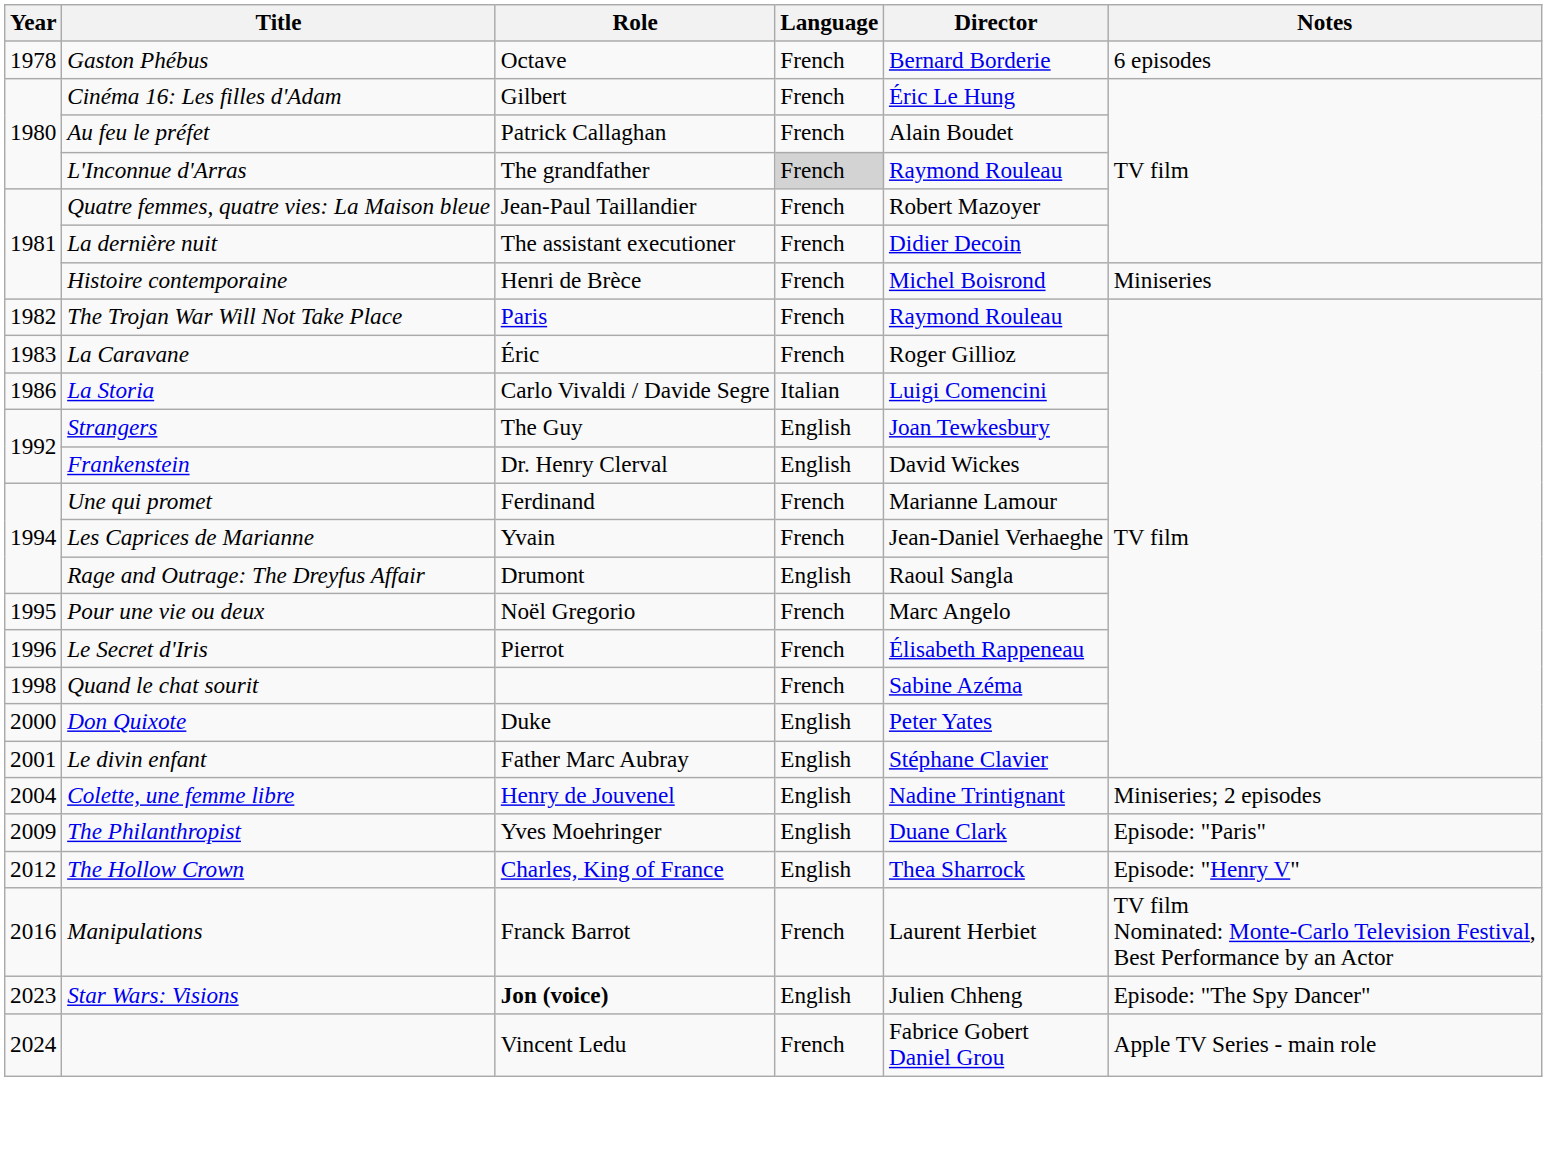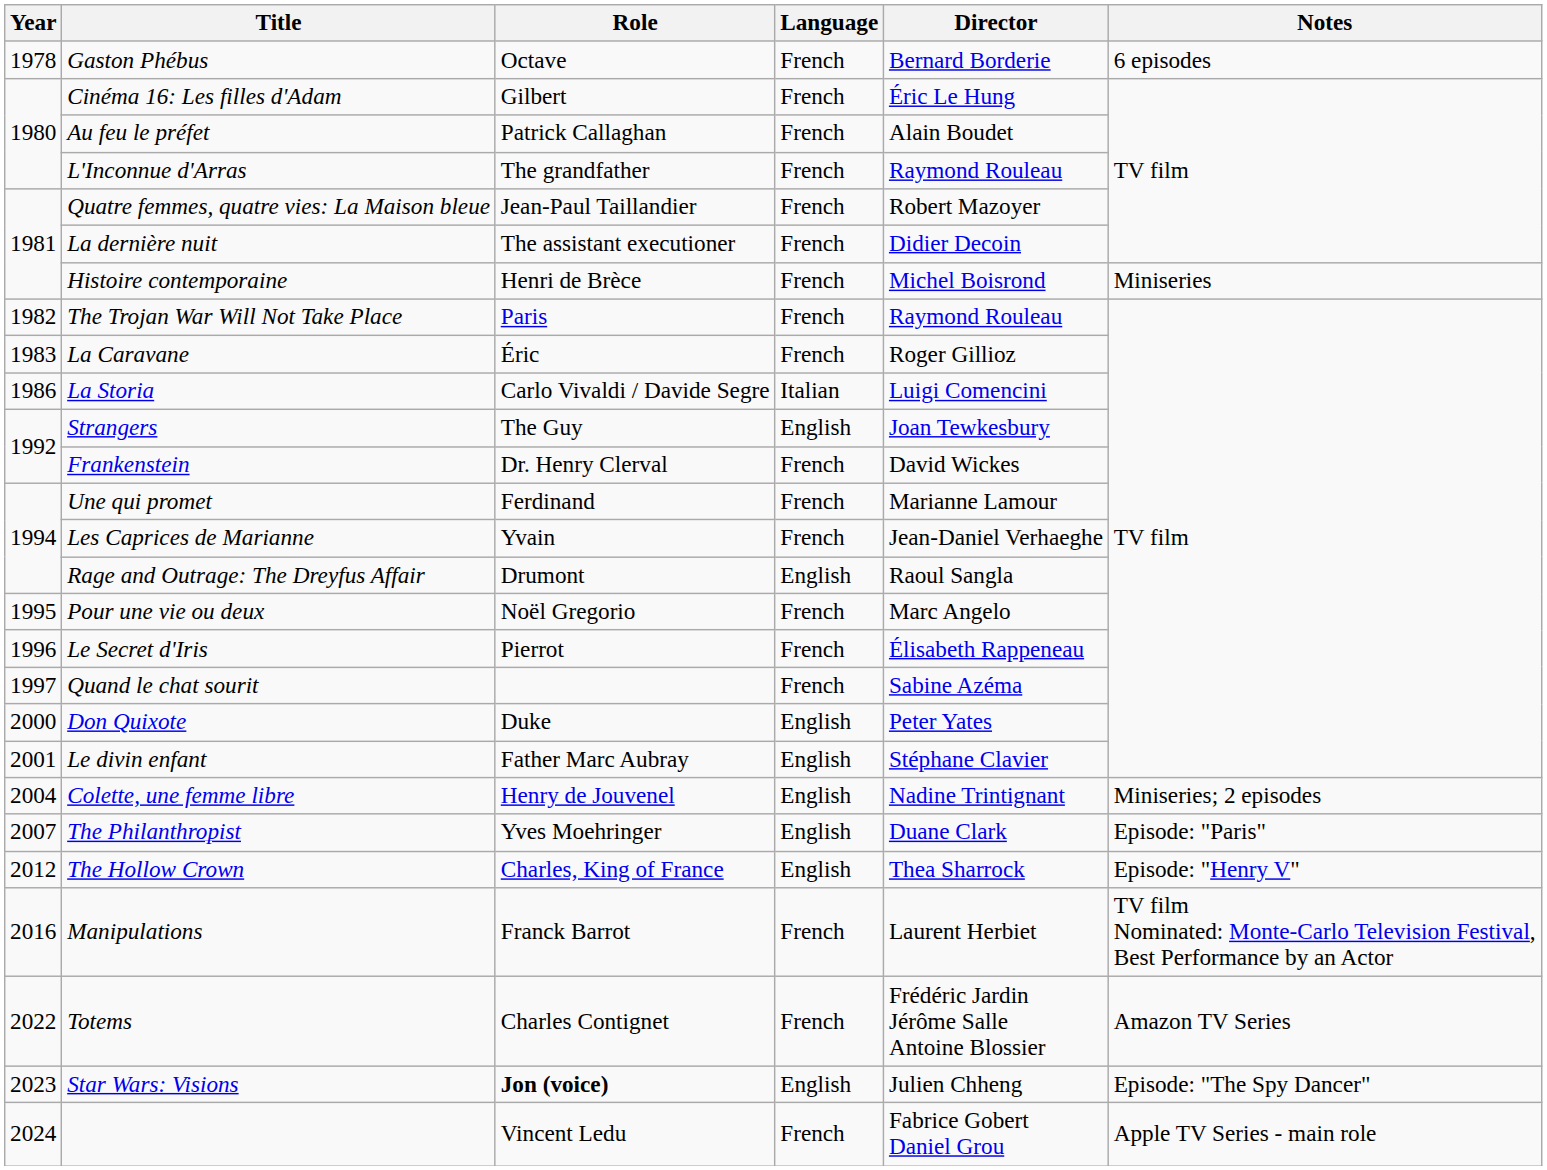(812, 170) lightgrey background -> (812, 170) no background
(816, 464) English -> (812, 464) French
(33, 685) 1998 -> (33, 685) 1997
(33, 832) 2009 -> (33, 832) 2007
+ row: (100, 1021)
